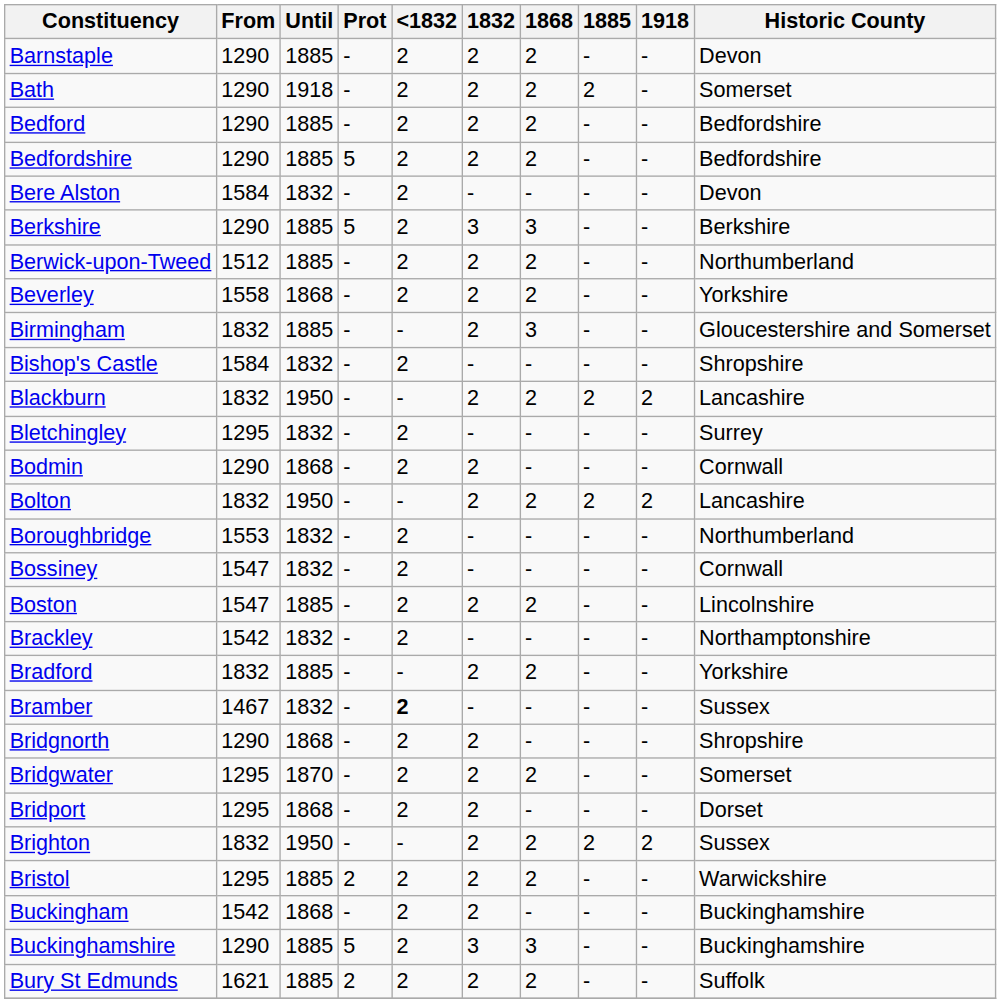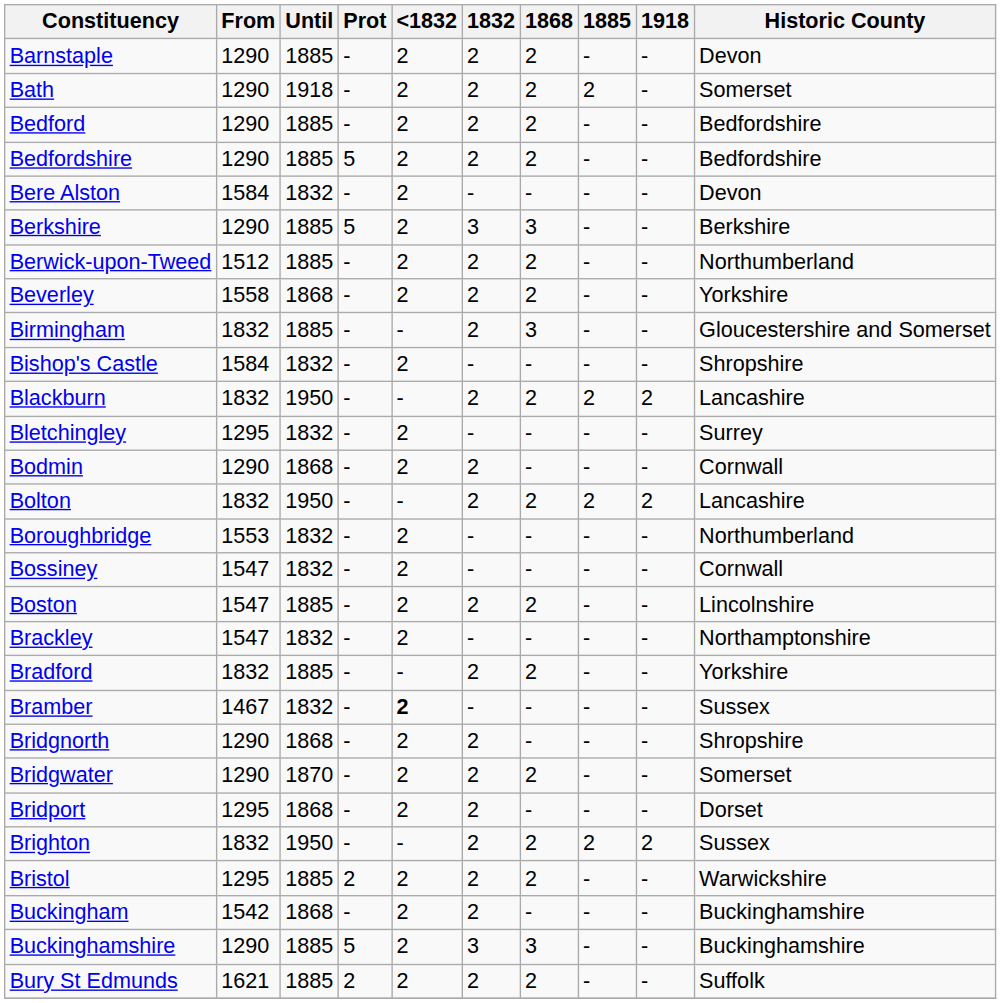(245, 638) 1542 -> (245, 638) 1547
(245, 775) 1295 -> (245, 775) 1290
